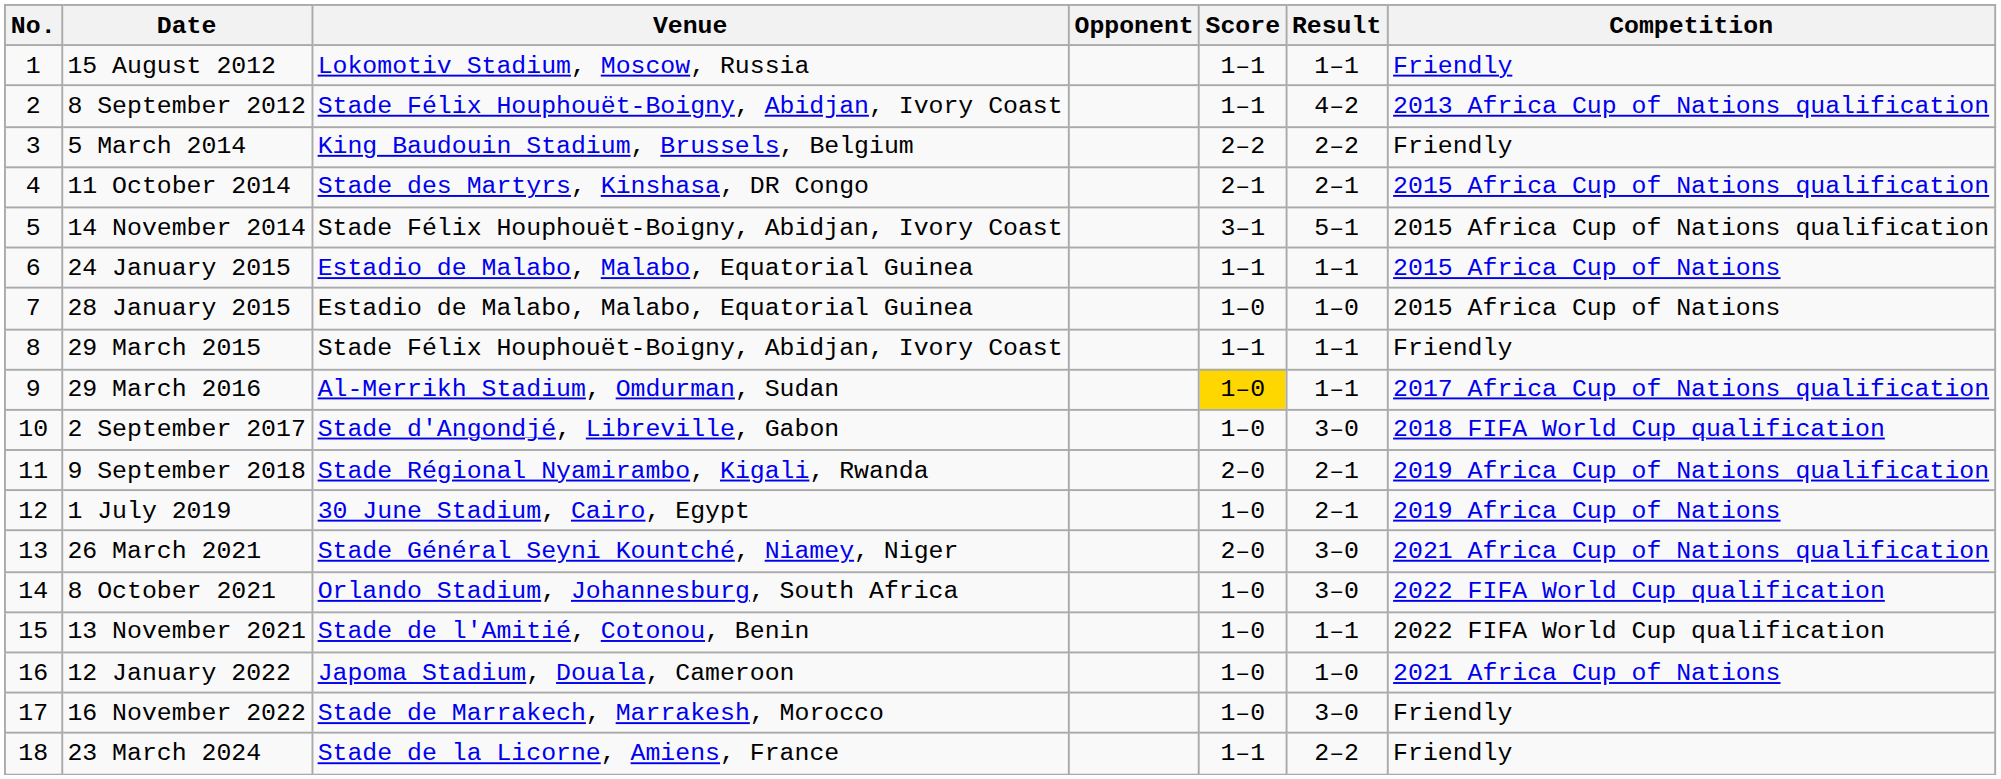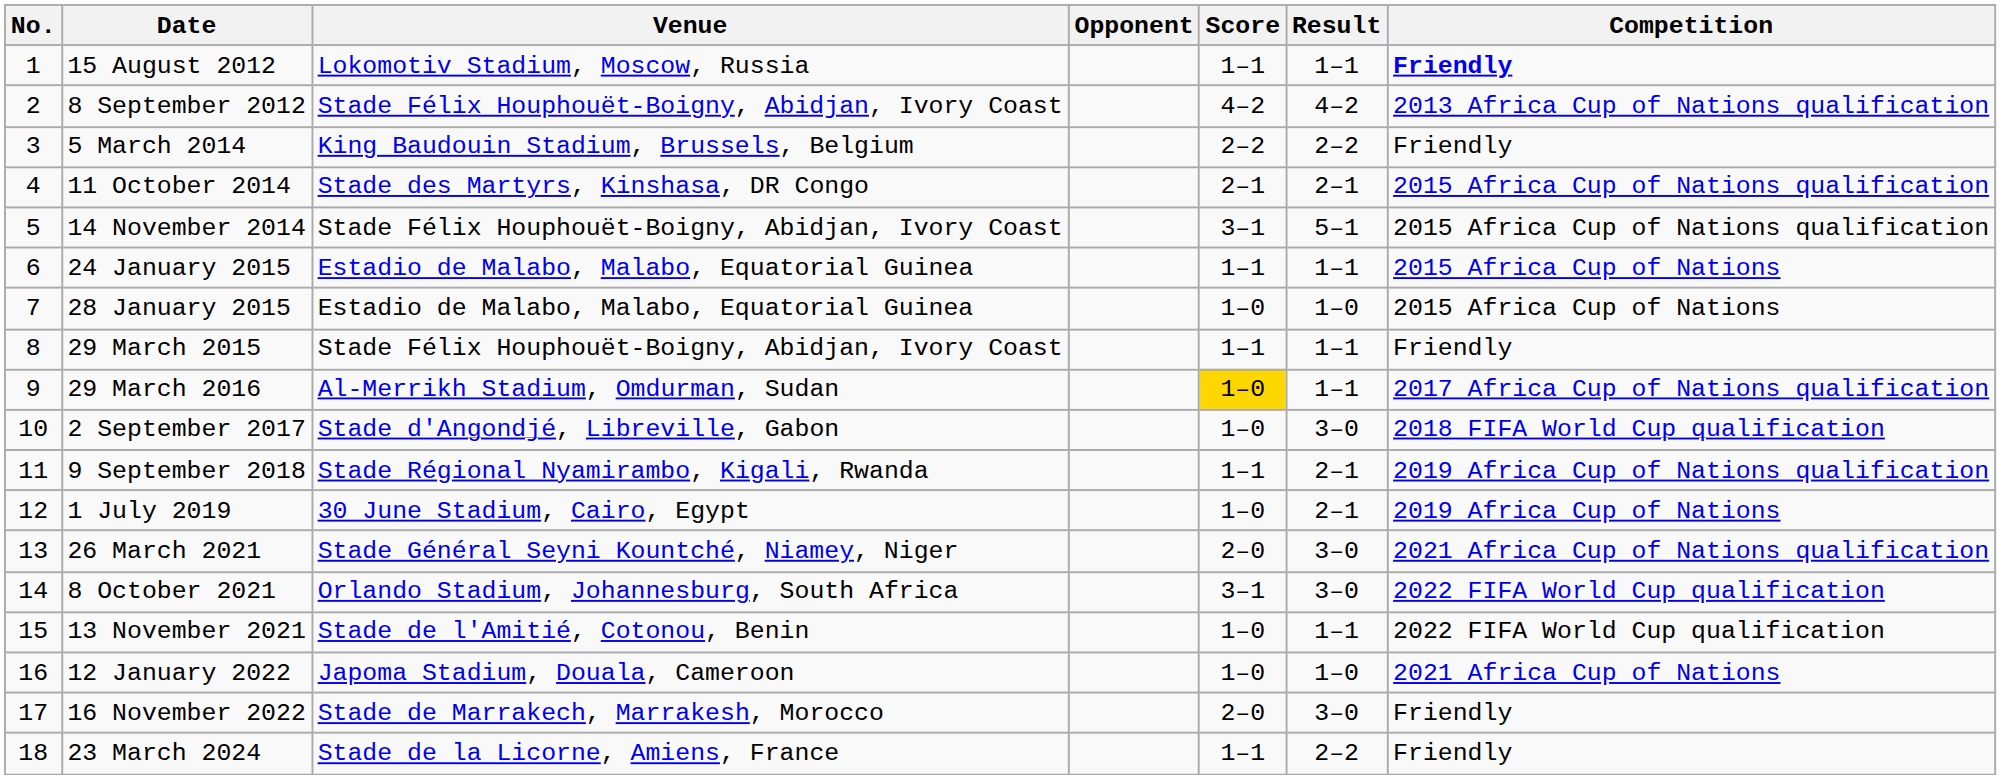(1453, 66) normal -> (1453, 66) bold
(1243, 106) 1–1 -> (1243, 106) 4–2
(1243, 470) 2–0 -> (1243, 470) 1–1
(1243, 592) 1–0 -> (1243, 592) 3–1
(1243, 713) 1–0 -> (1243, 713) 2–0
